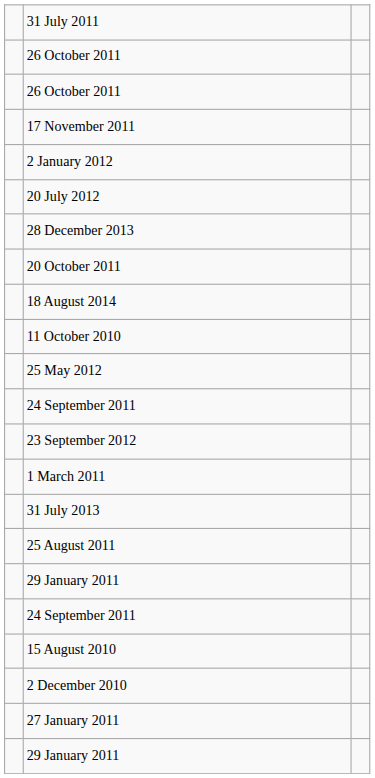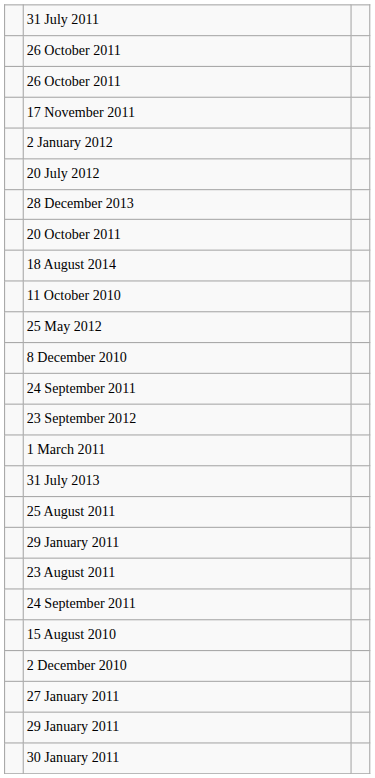+ row: (14, 358)
+ row: (14, 573)
+ row: (14, 758)
